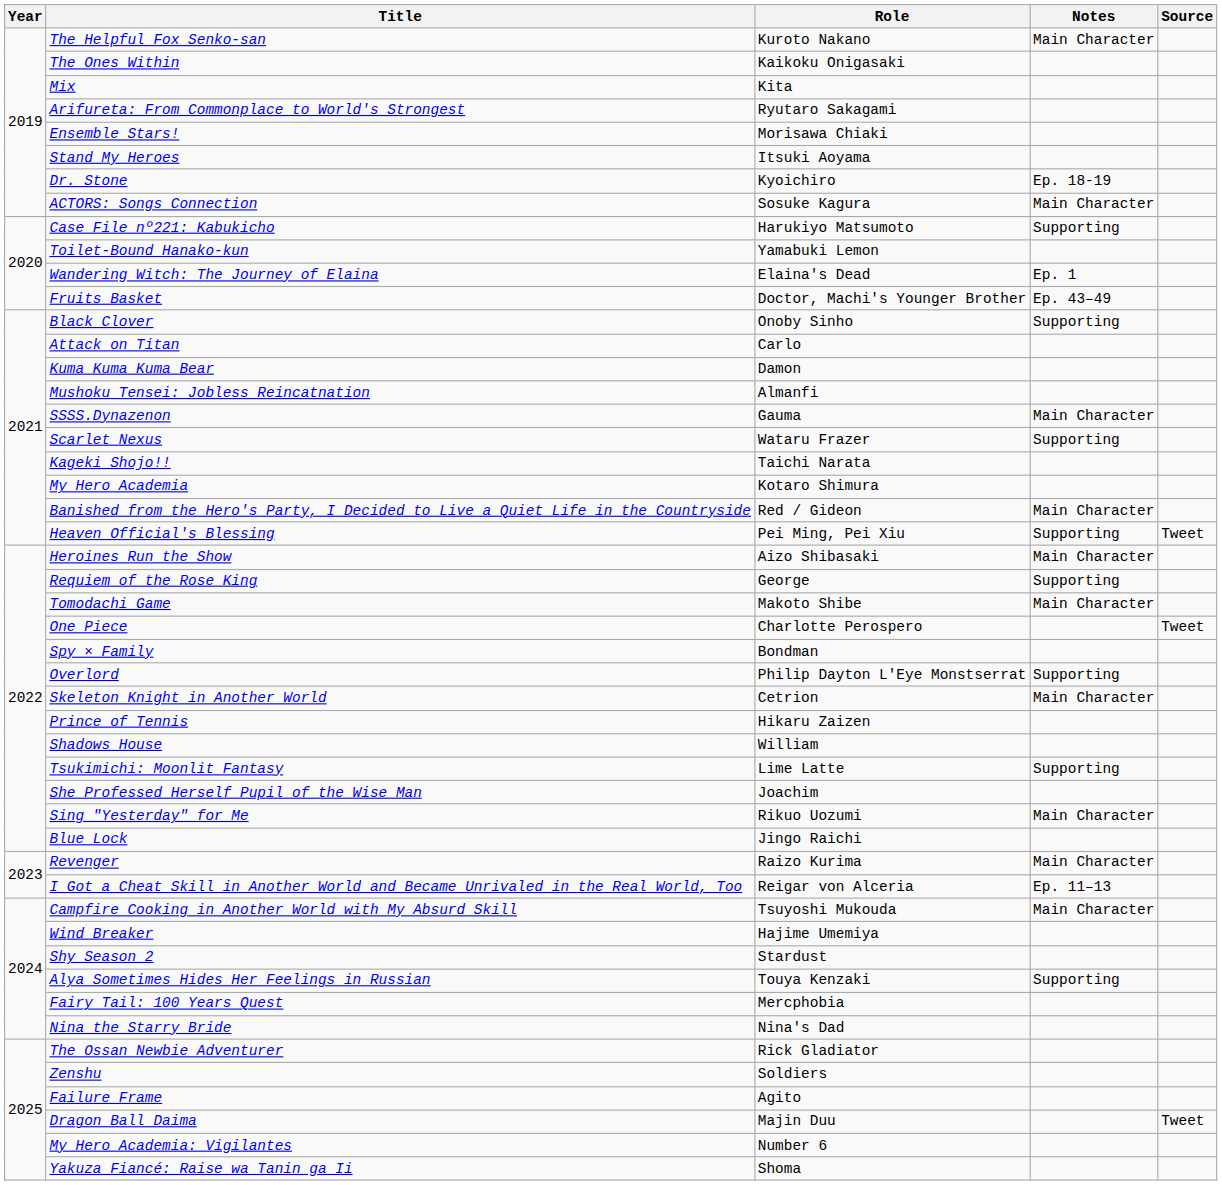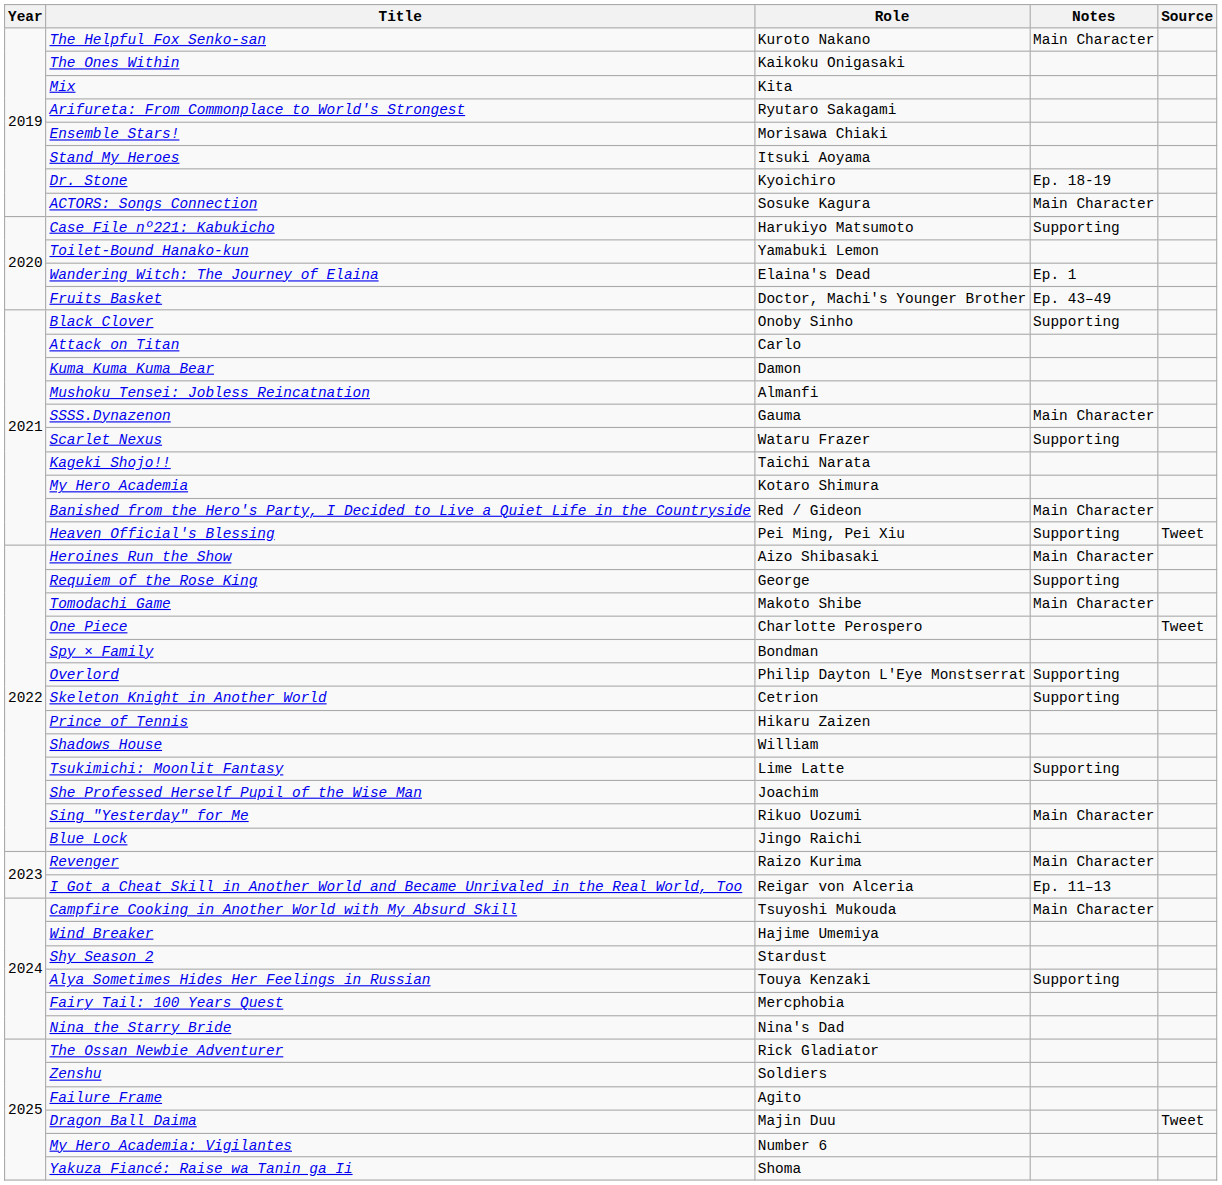(1094, 698) Main Character -> (1076, 698) Supporting
